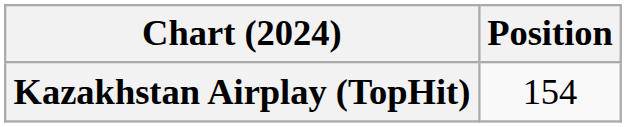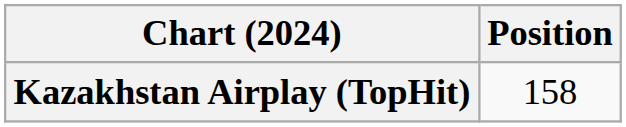(550, 91) 154 -> (550, 91) 158
